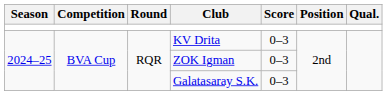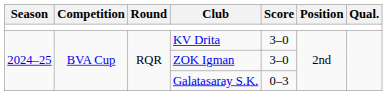(279, 40) 0–3 -> (279, 40) 3–0
(279, 60) 0–3 -> (279, 60) 3–0
